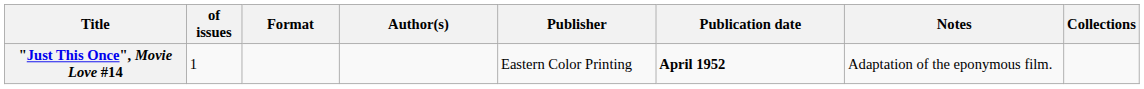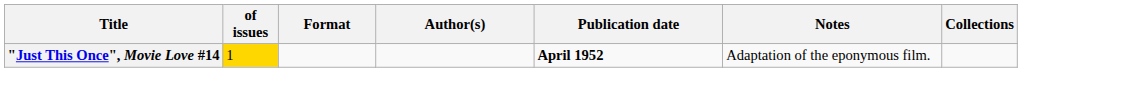- column: (577, 24)
(193, 63) no background -> (230, 55) gold background
